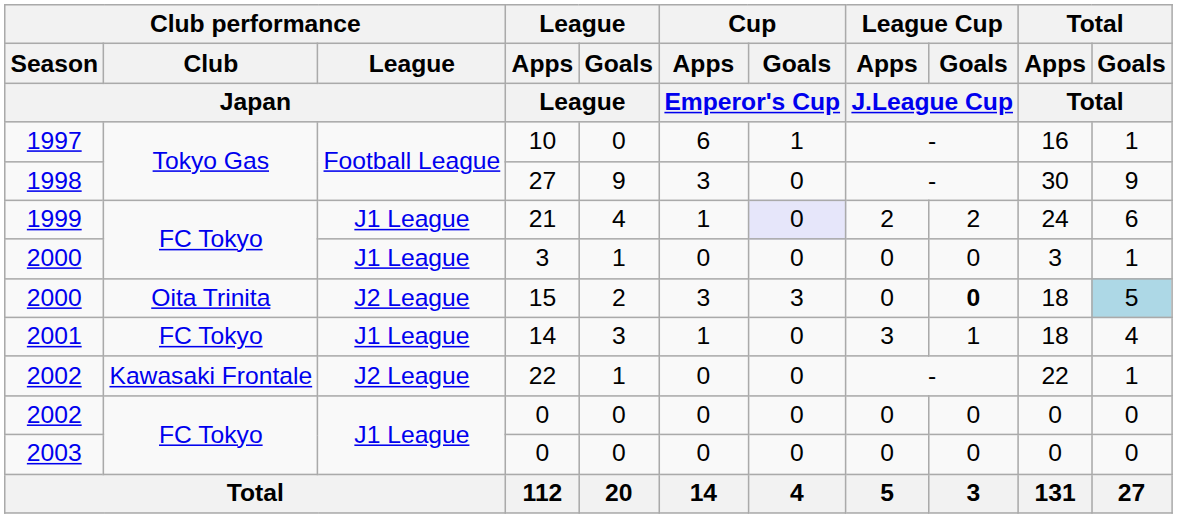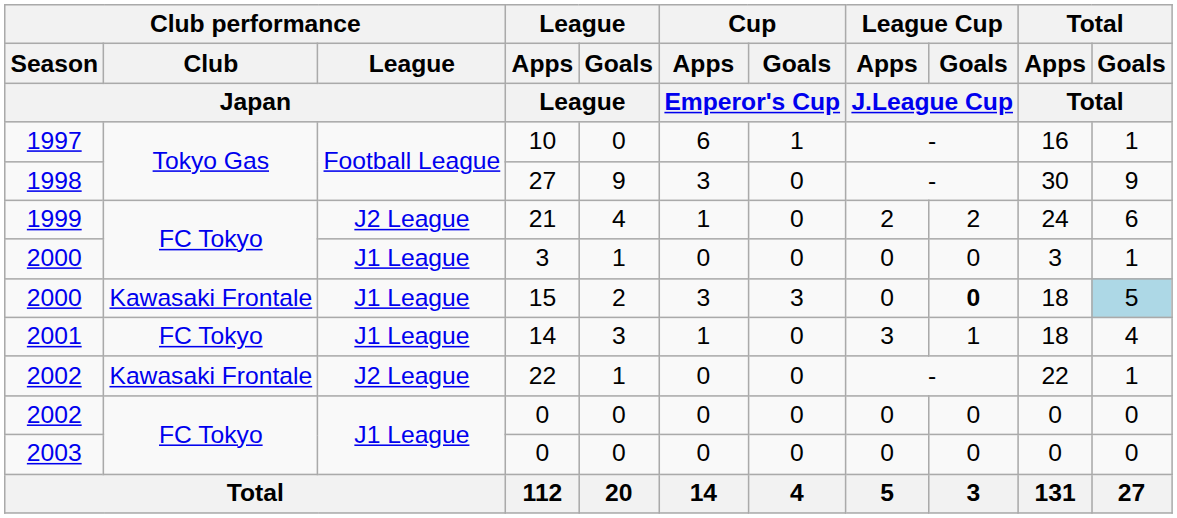(412, 219) J1 League -> (412, 219) J2 League
(797, 219) lavender background -> (797, 219) no background
(211, 297) Oita Trinita -> (211, 297) Kawasaki Frontale
(412, 297) J2 League -> (412, 297) J1 League
